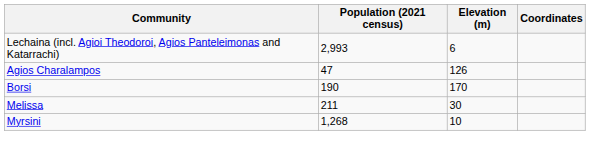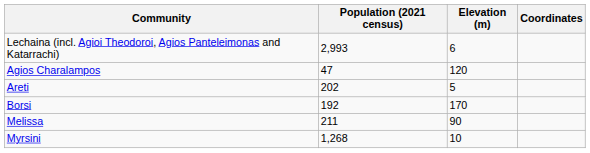(458, 71) 126 -> (458, 71) 120
+ row: (18, 88)
(330, 88) 190 -> (330, 105) 192
(455, 105) 30 -> (455, 122) 90
